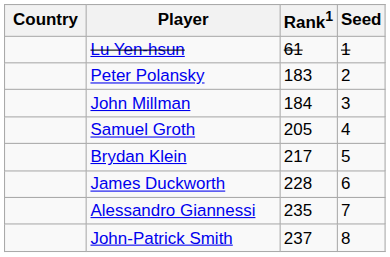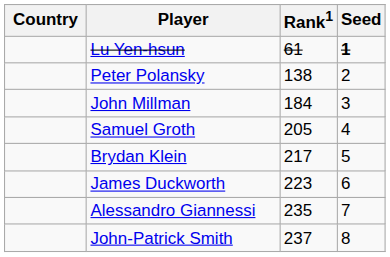(346, 49) normal -> (346, 49) bold
(298, 76) 183 -> (298, 76) 138
(298, 183) 228 -> (298, 183) 223
